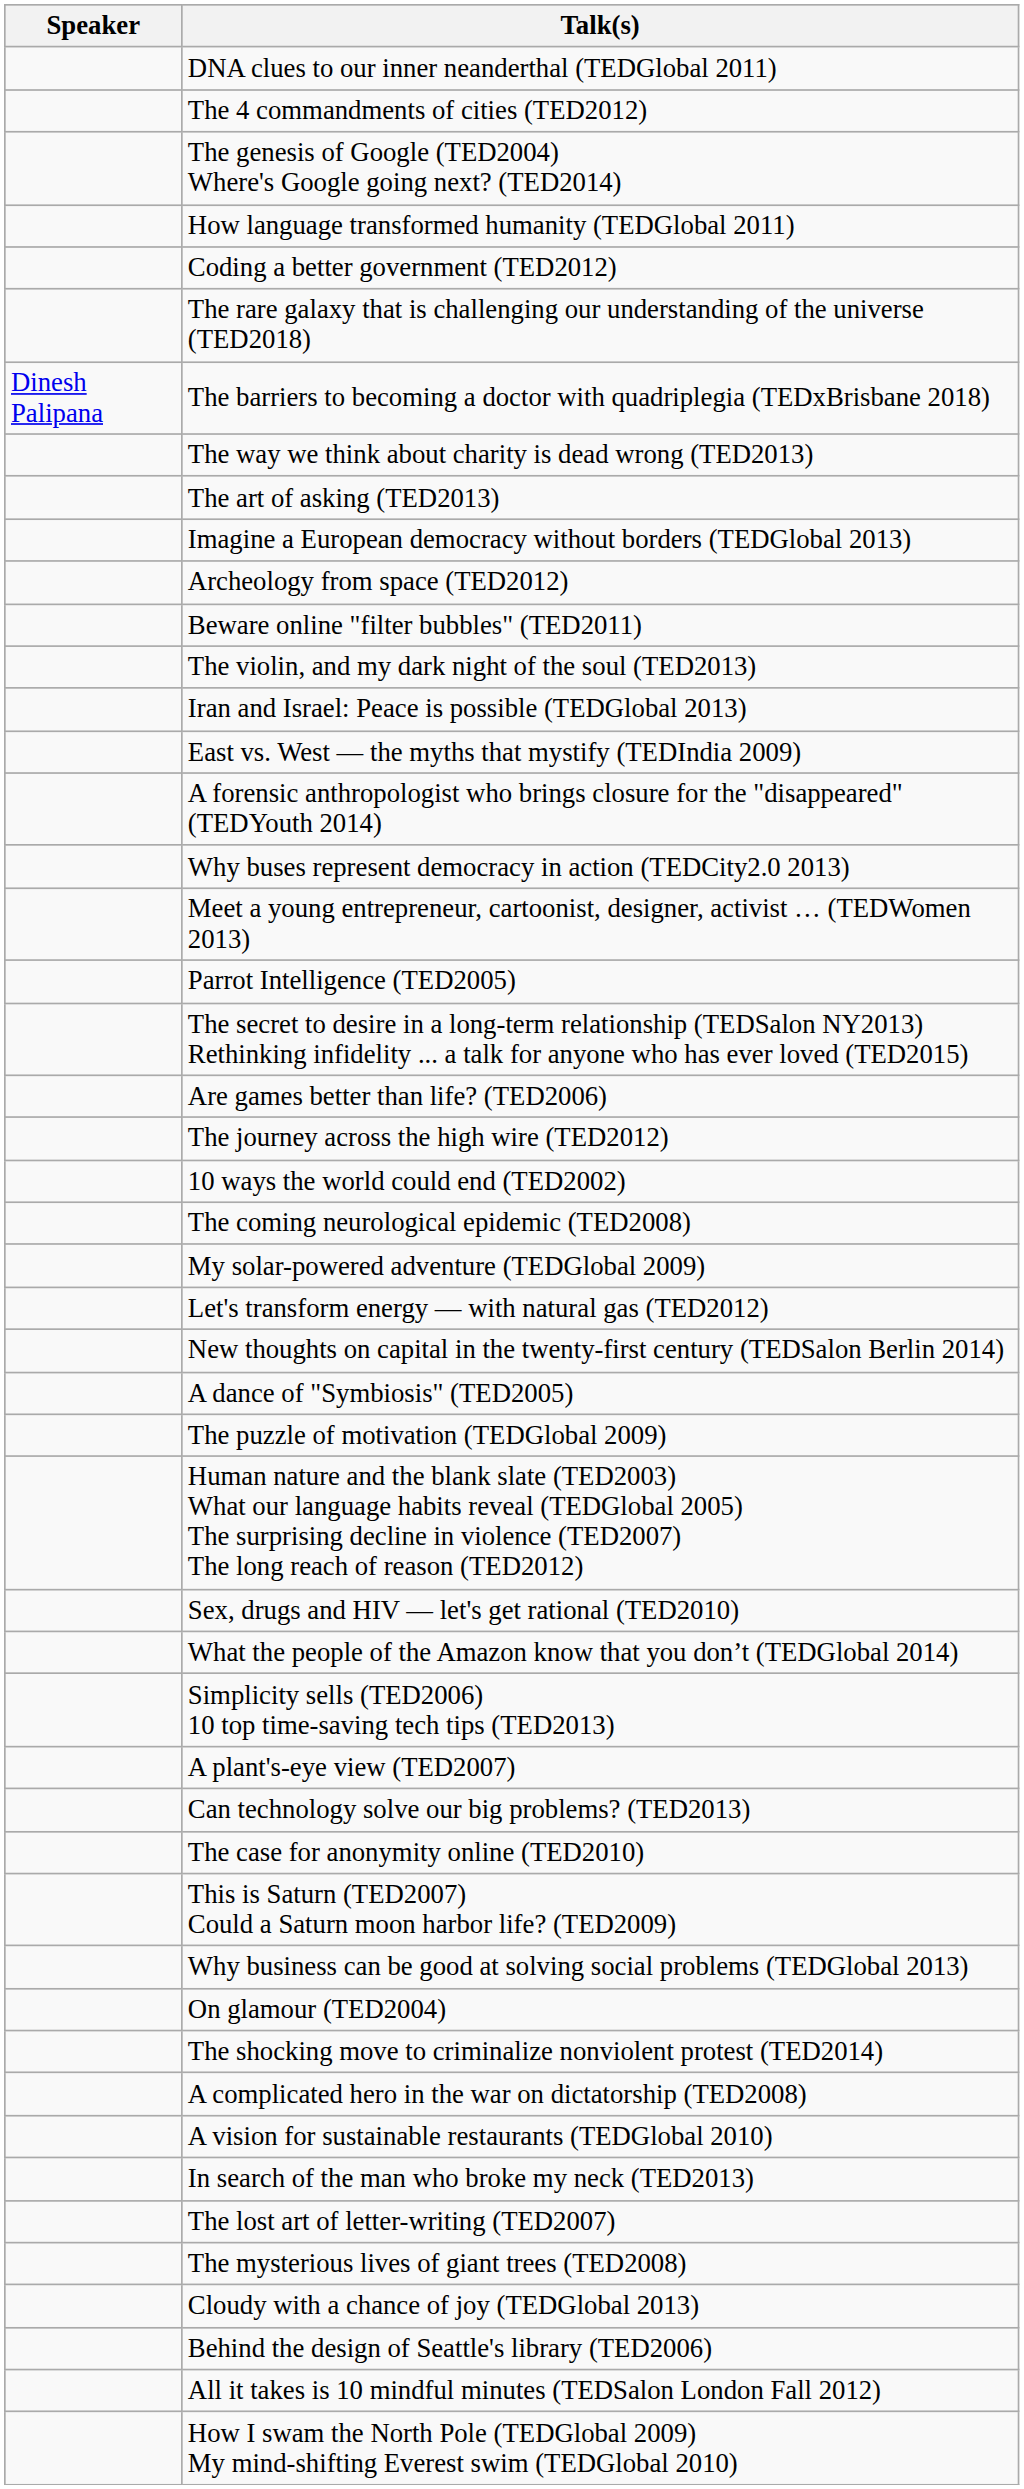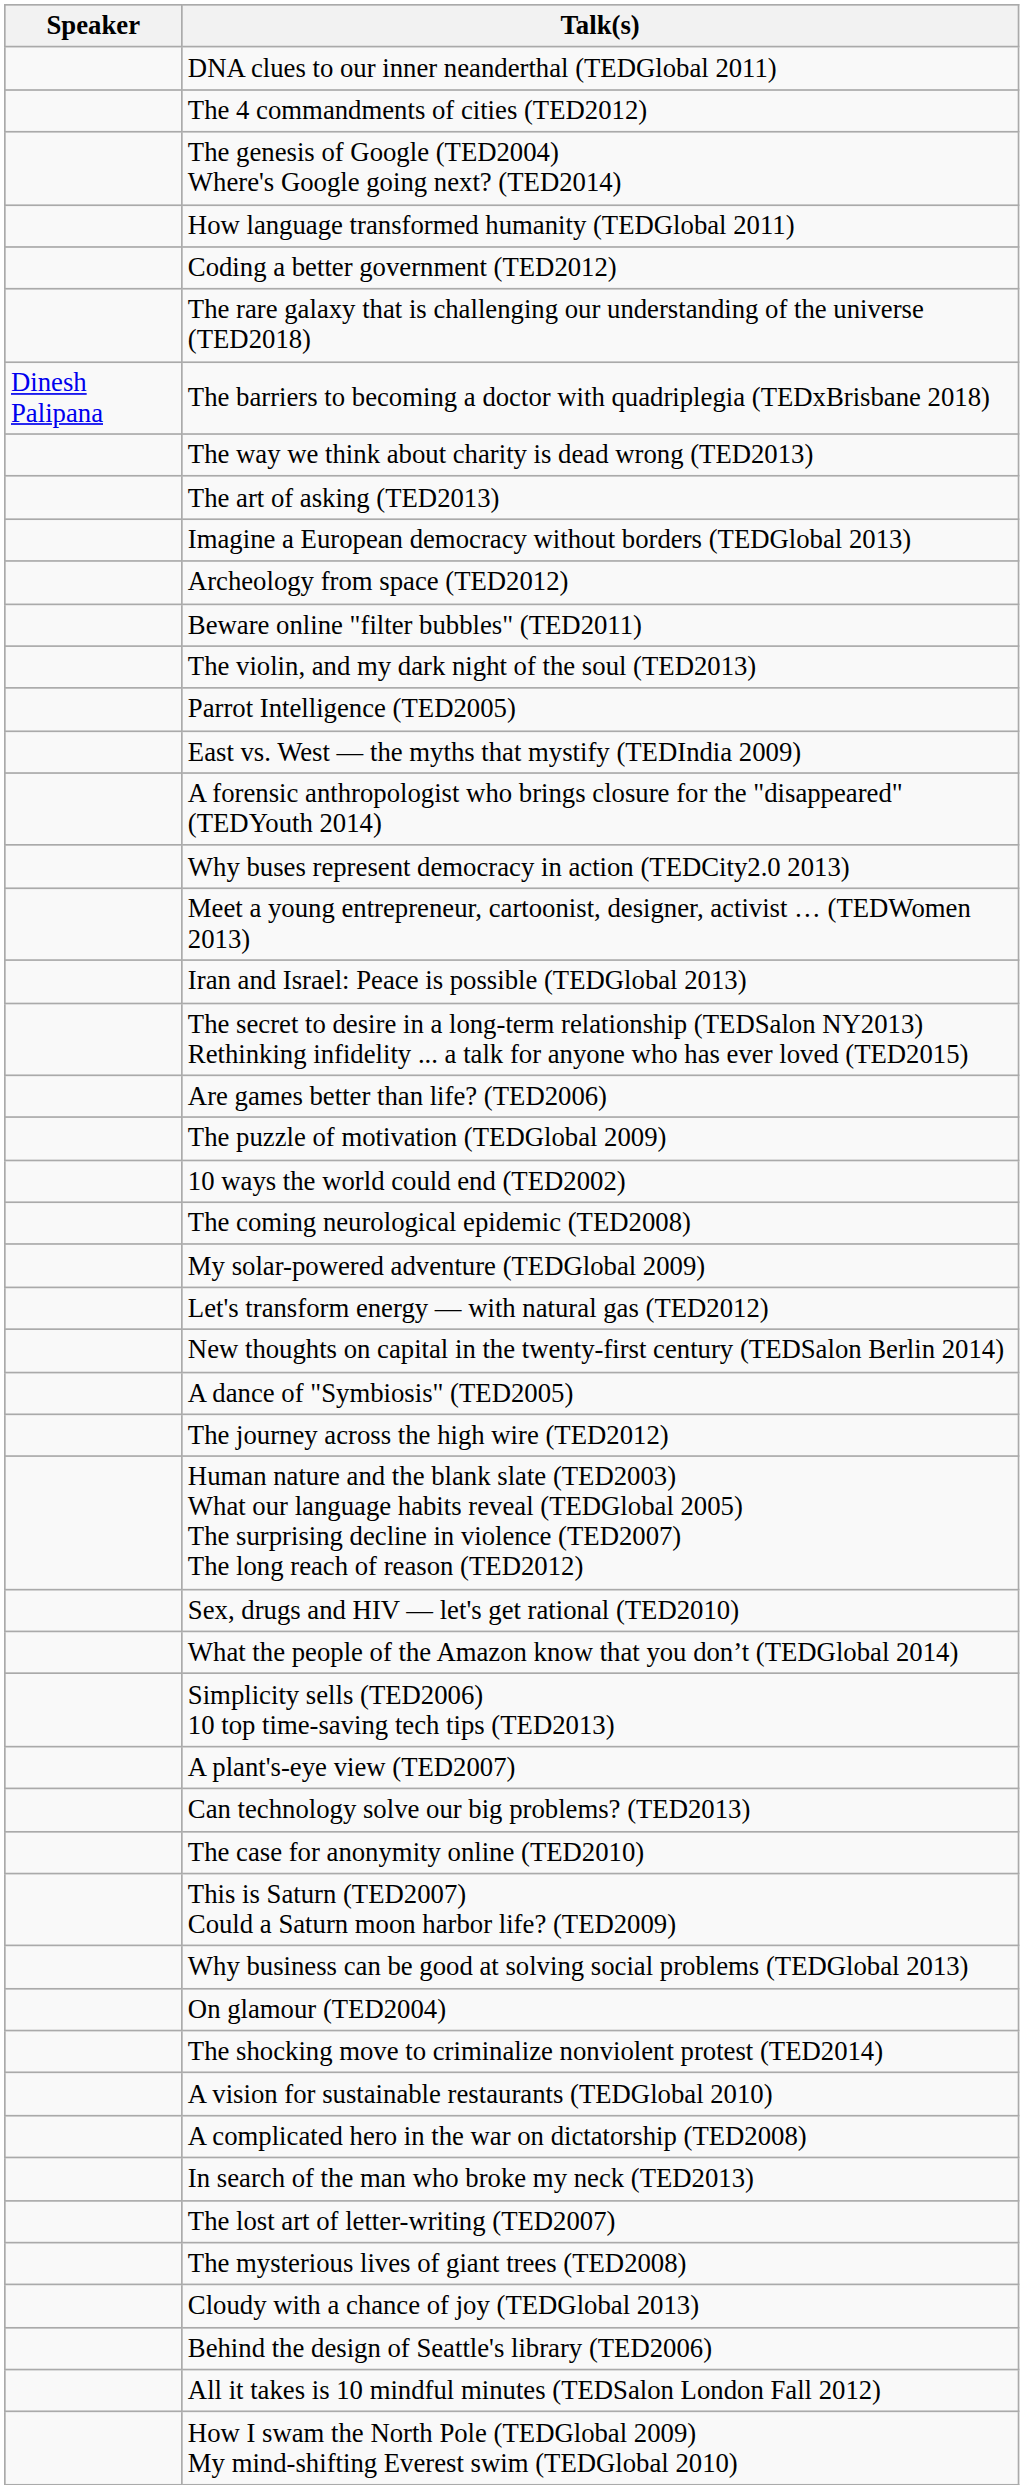rows swapped: (467, 709) <-> (352, 981)
rows swapped: (428, 1138) <-> (427, 1434)
rows swapped: (480, 2136) <-> (497, 2093)
